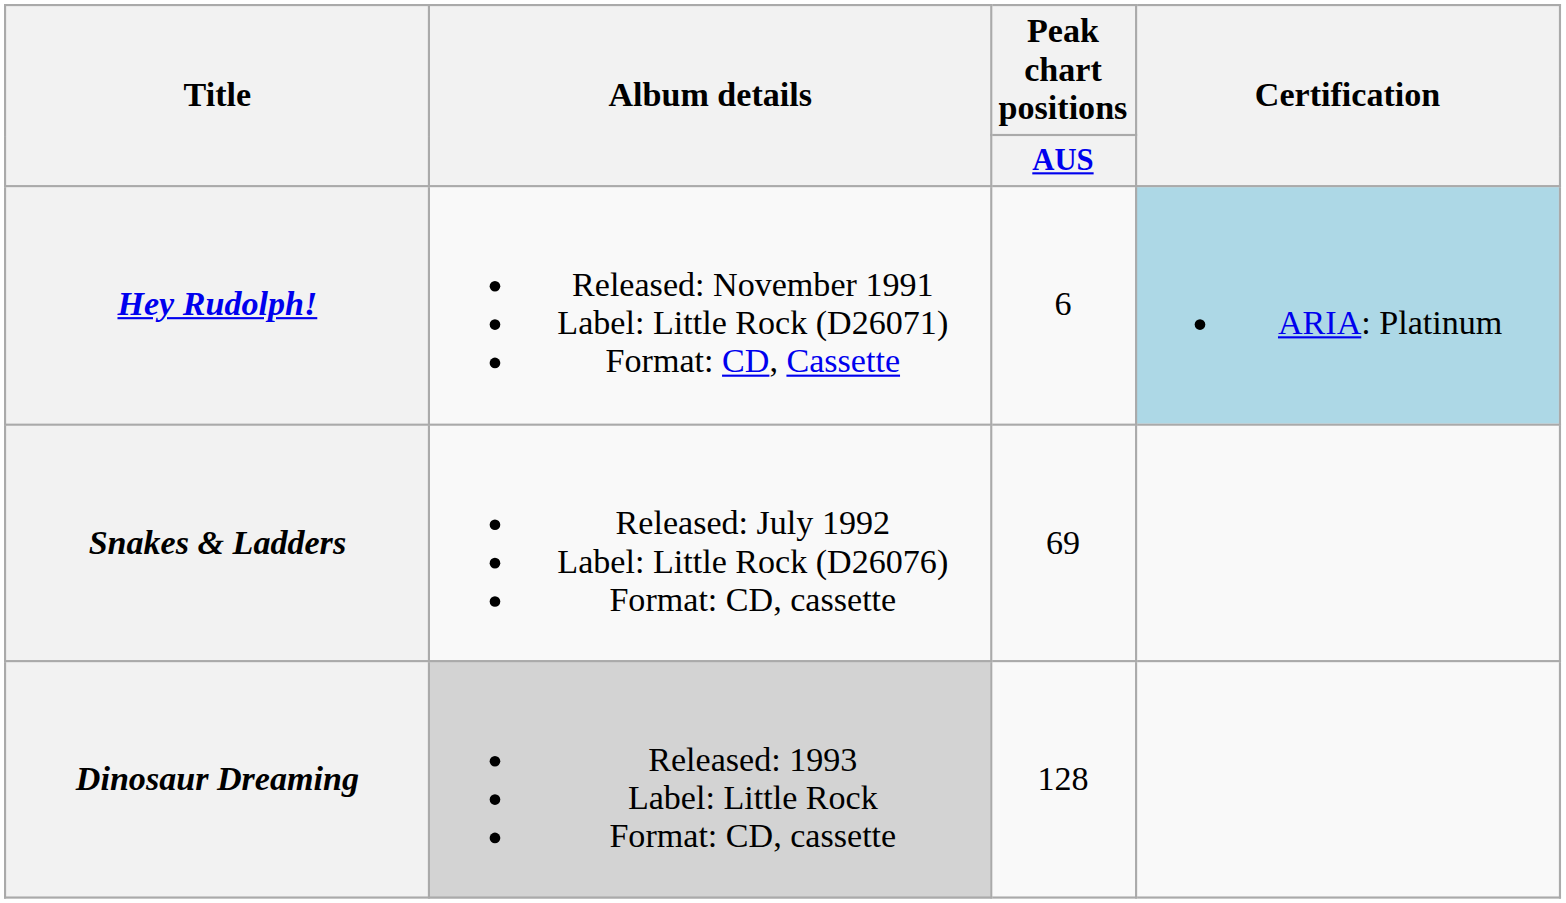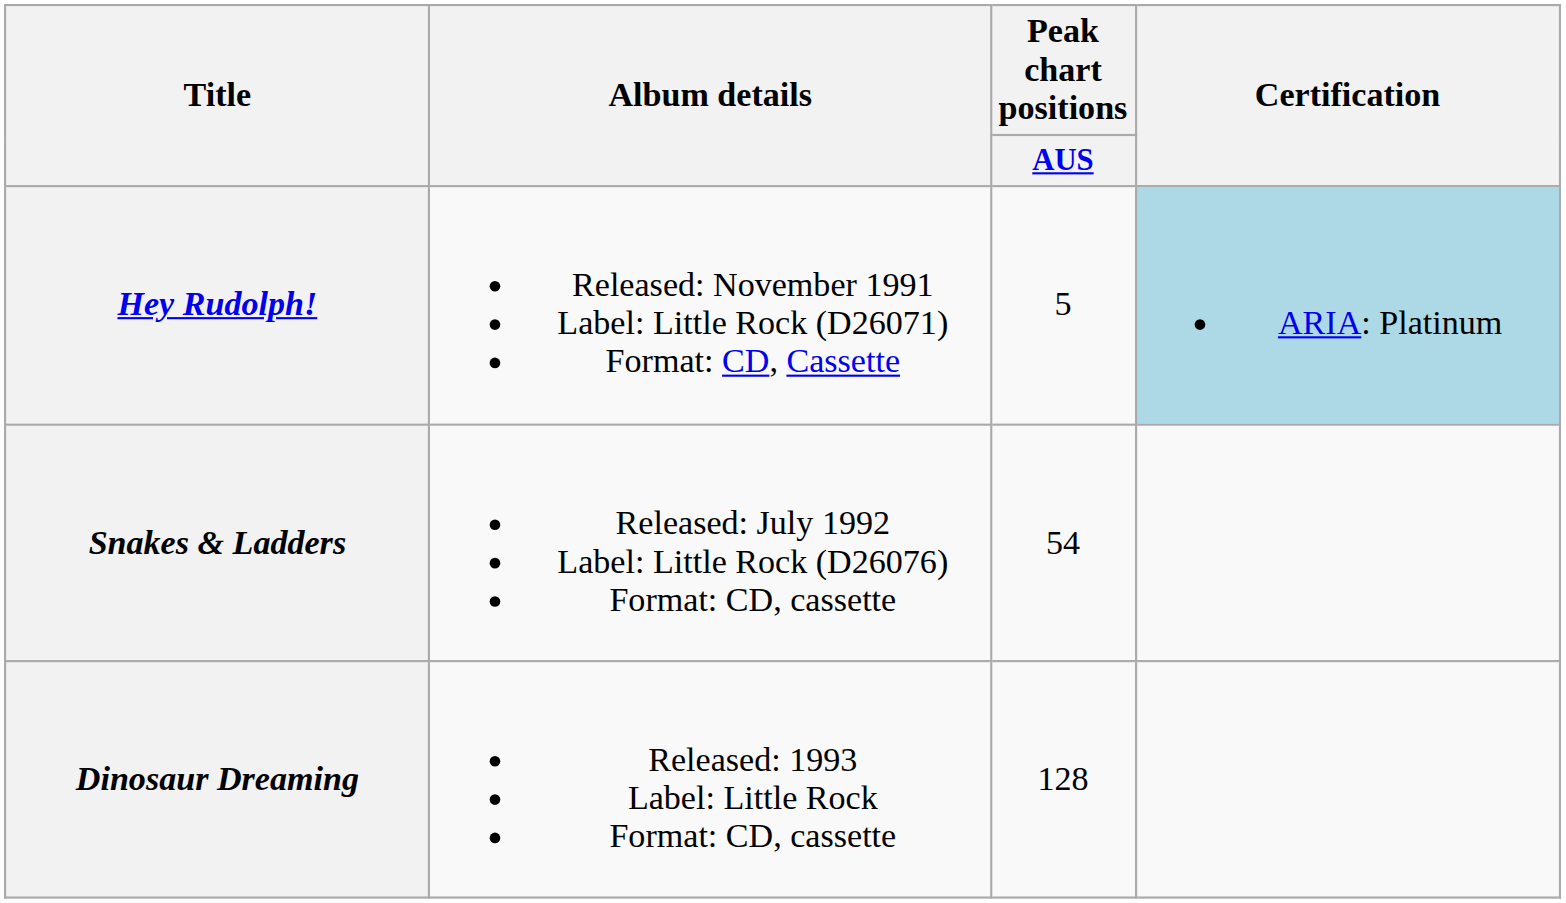(1063, 304) 6 -> (1063, 304) 5
(1063, 541) 69 -> (1063, 541) 54
(710, 799) lightgrey background -> (710, 799) no background
